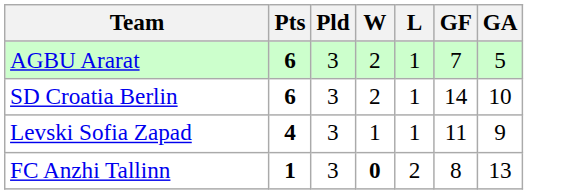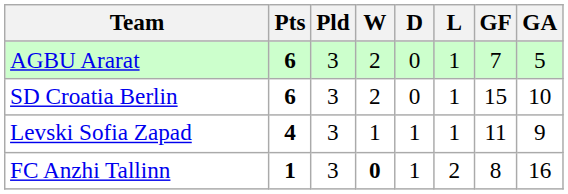+ column: (415, 22)
(456, 96) 14 -> (496, 96) 15
(500, 170) 13 -> (540, 170) 16
